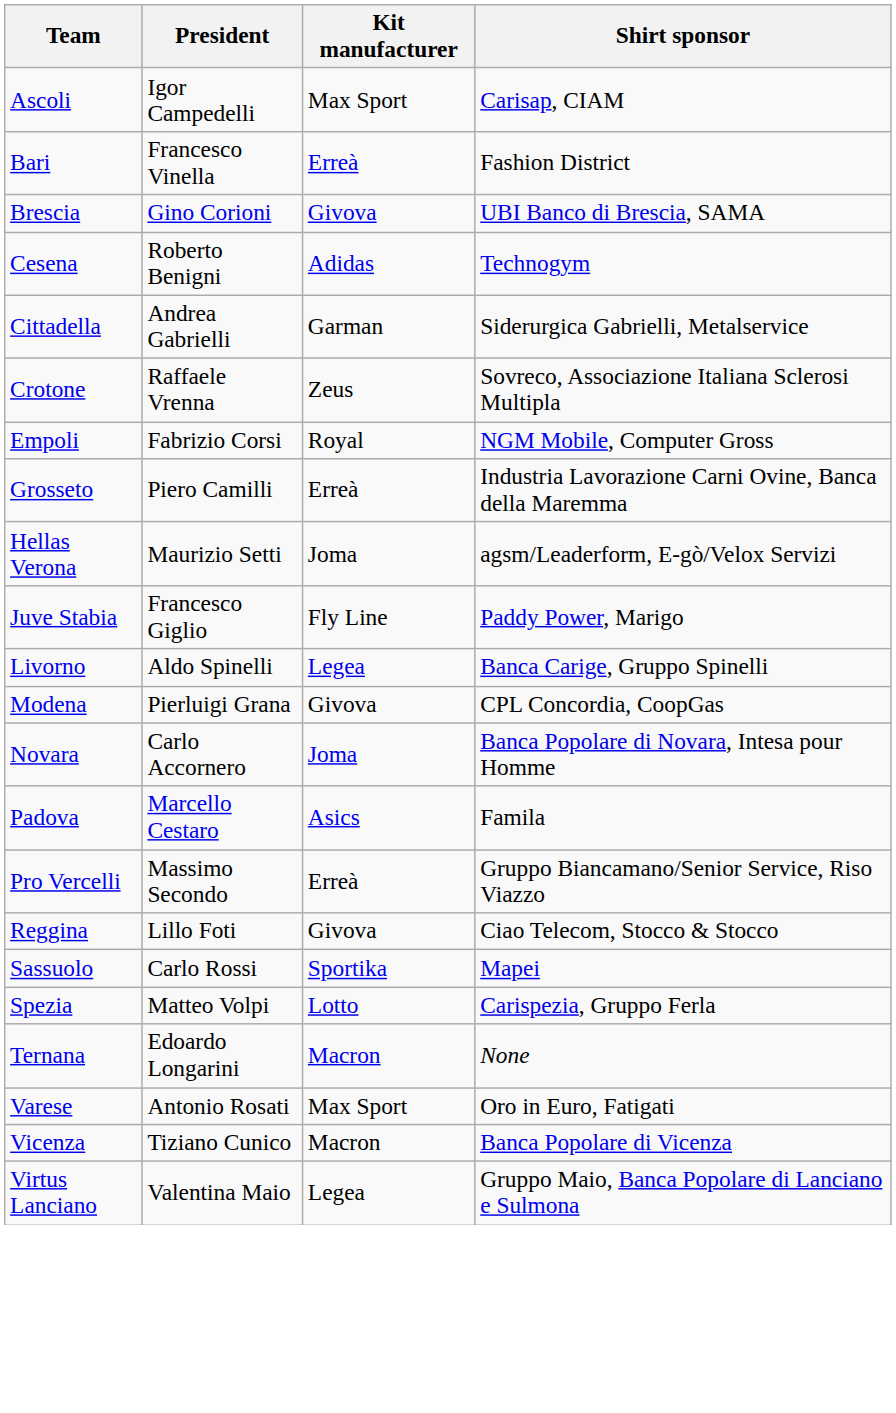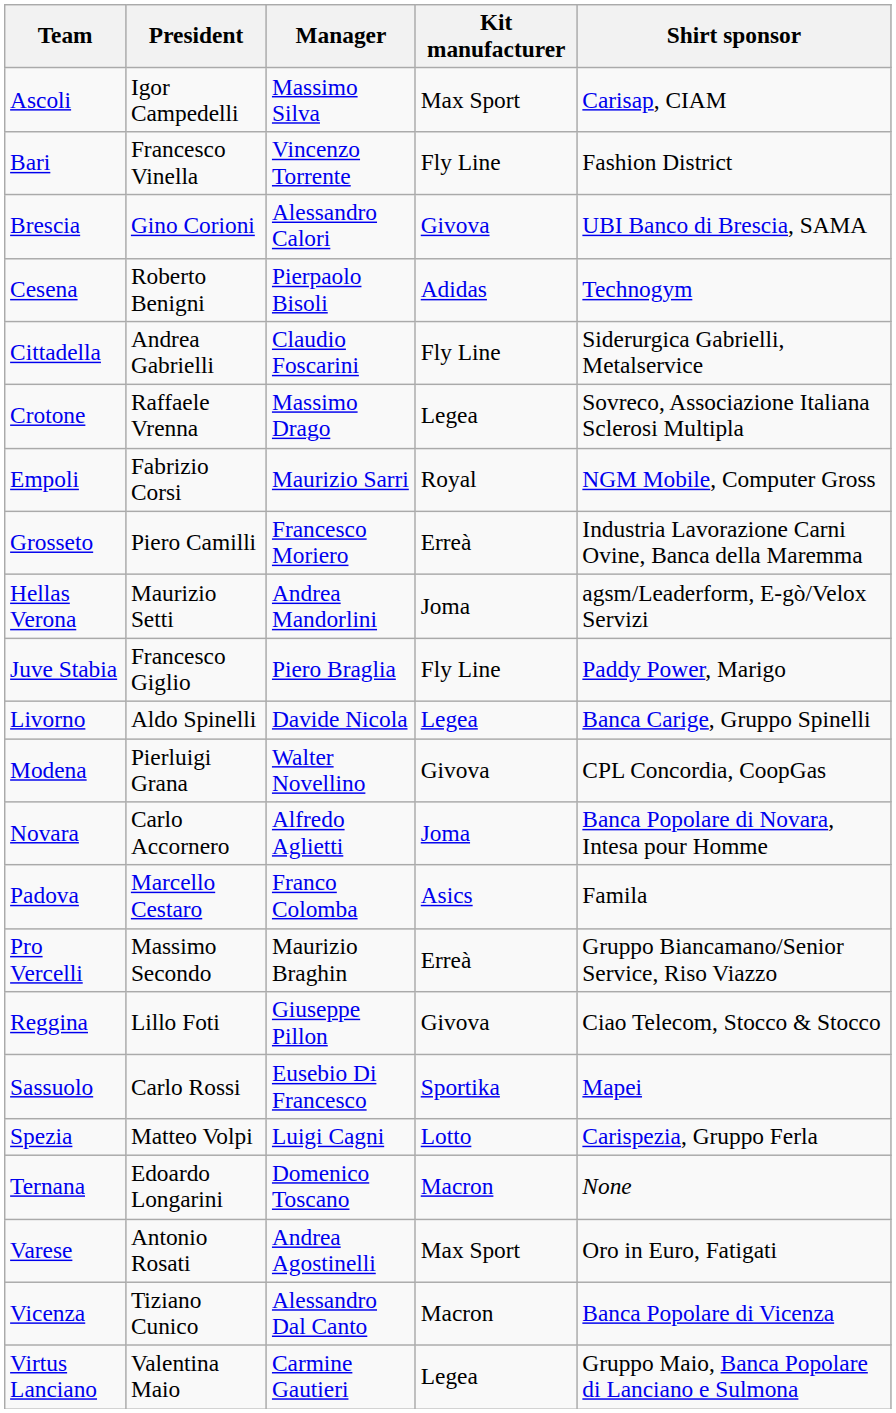+ column: (341, 36)
(333, 162) Erreà -> (461, 162) Fly Line
(345, 326) Garman -> (461, 352) Fly Line
(331, 389) Zeus -> (449, 416) Legea
